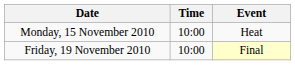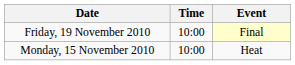rows swapped: (87, 32) <-> (87, 50)
